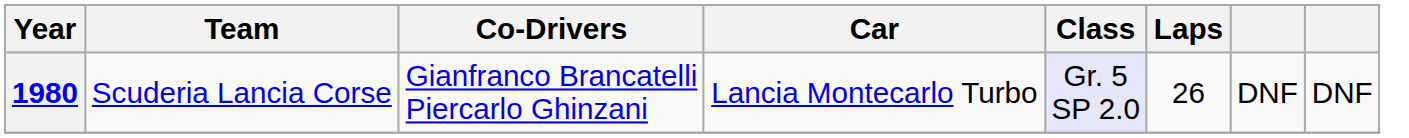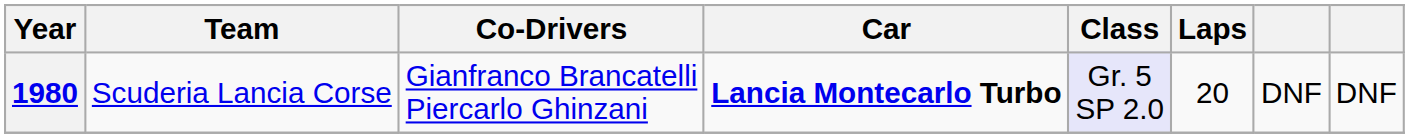(874, 92) normal -> (886, 92) bold
(1188, 92) 26 -> (1212, 92) 20
